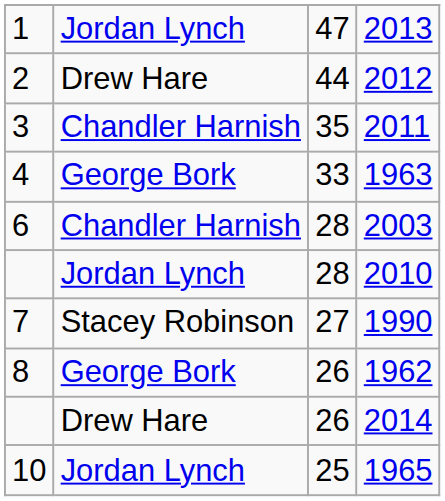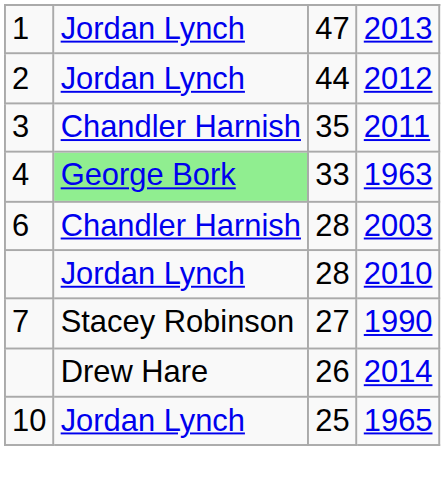(134, 77) Drew Hare -> (153, 77) Jordan Lynch
(148, 175) no background -> (148, 175) lightgreen background
- row: (398, 371)
